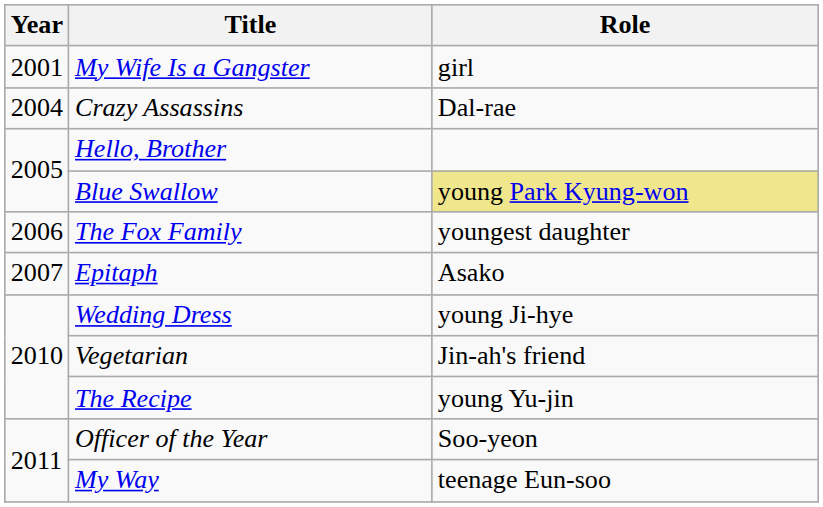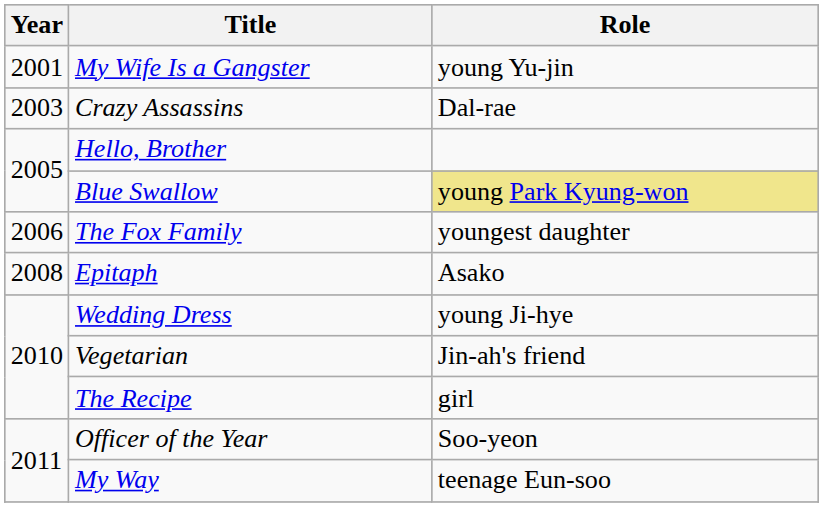(456, 66) girl -> (506, 66) young Yu-jin
(37, 107) 2004 -> (37, 107) 2003
(37, 273) 2007 -> (37, 273) 2008
(506, 397) young Yu-jin -> (456, 397) girl
